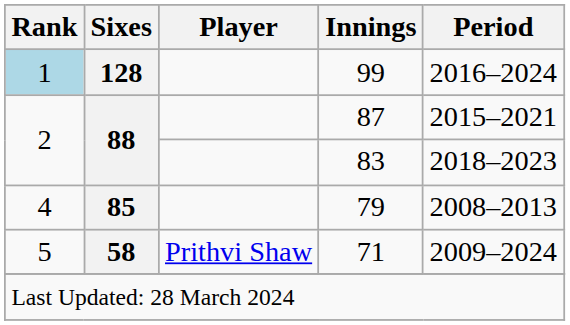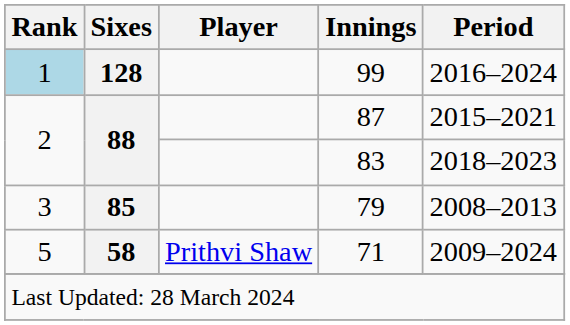(44, 206) 4 -> (44, 206) 3
